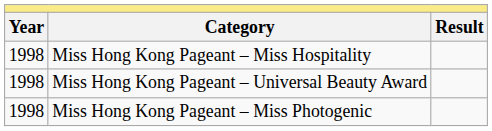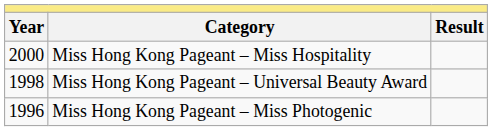(26, 54) 1998 -> (26, 54) 2000
(26, 111) 1998 -> (26, 111) 1996
